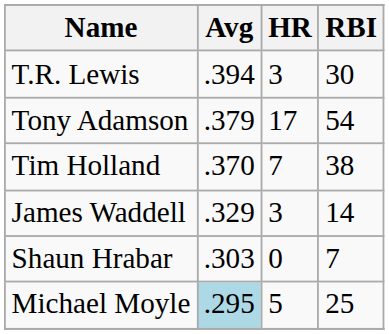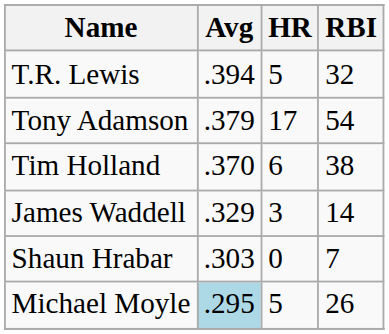(275, 73) 3 -> (275, 73) 5
(340, 73) 30 -> (340, 73) 32
(275, 166) 7 -> (275, 166) 6
(340, 304) 25 -> (340, 304) 26
